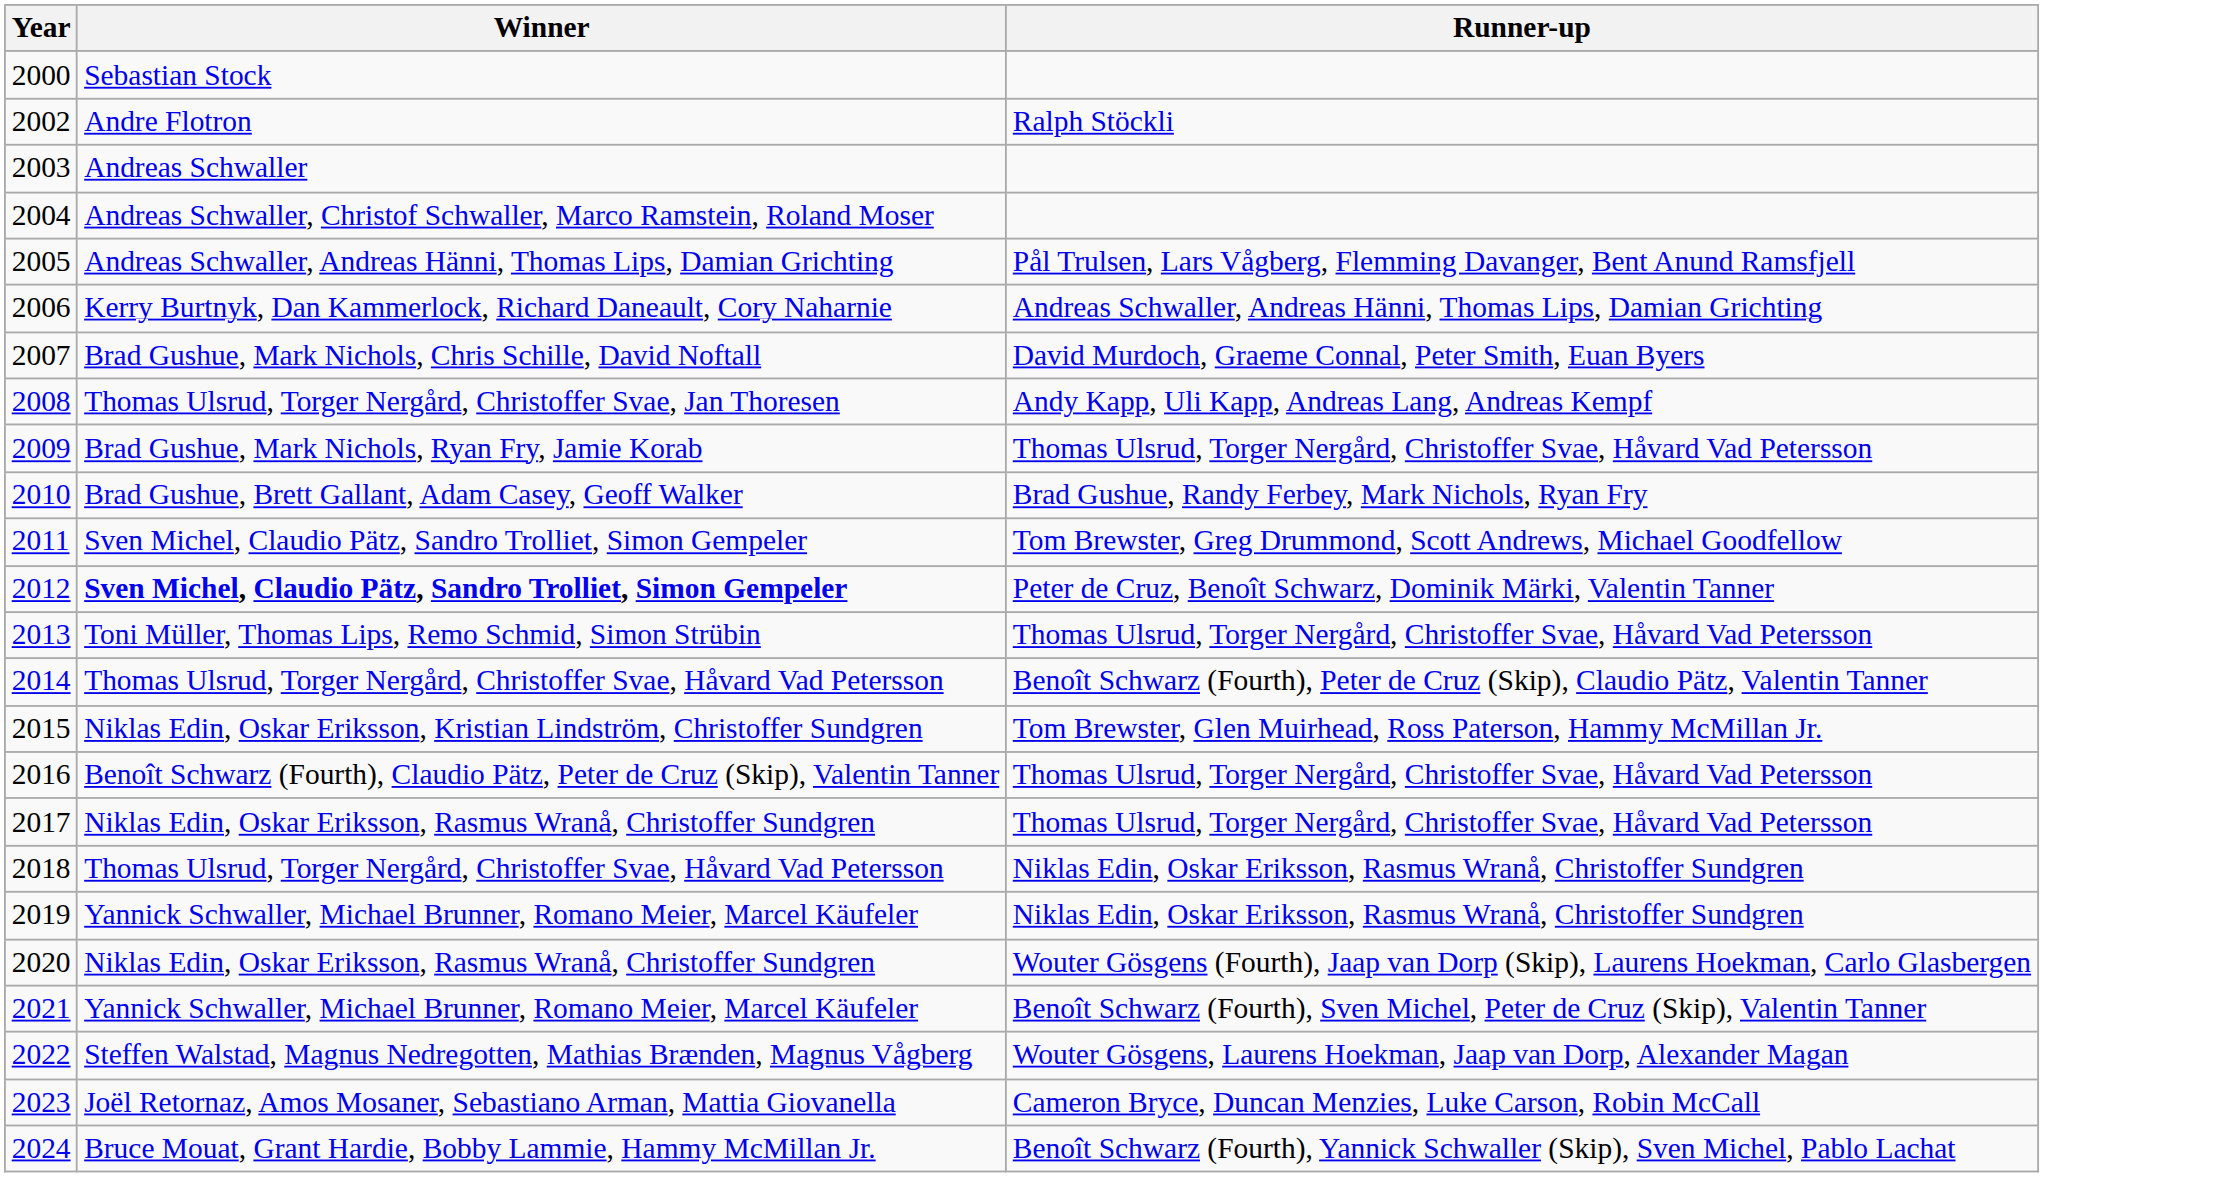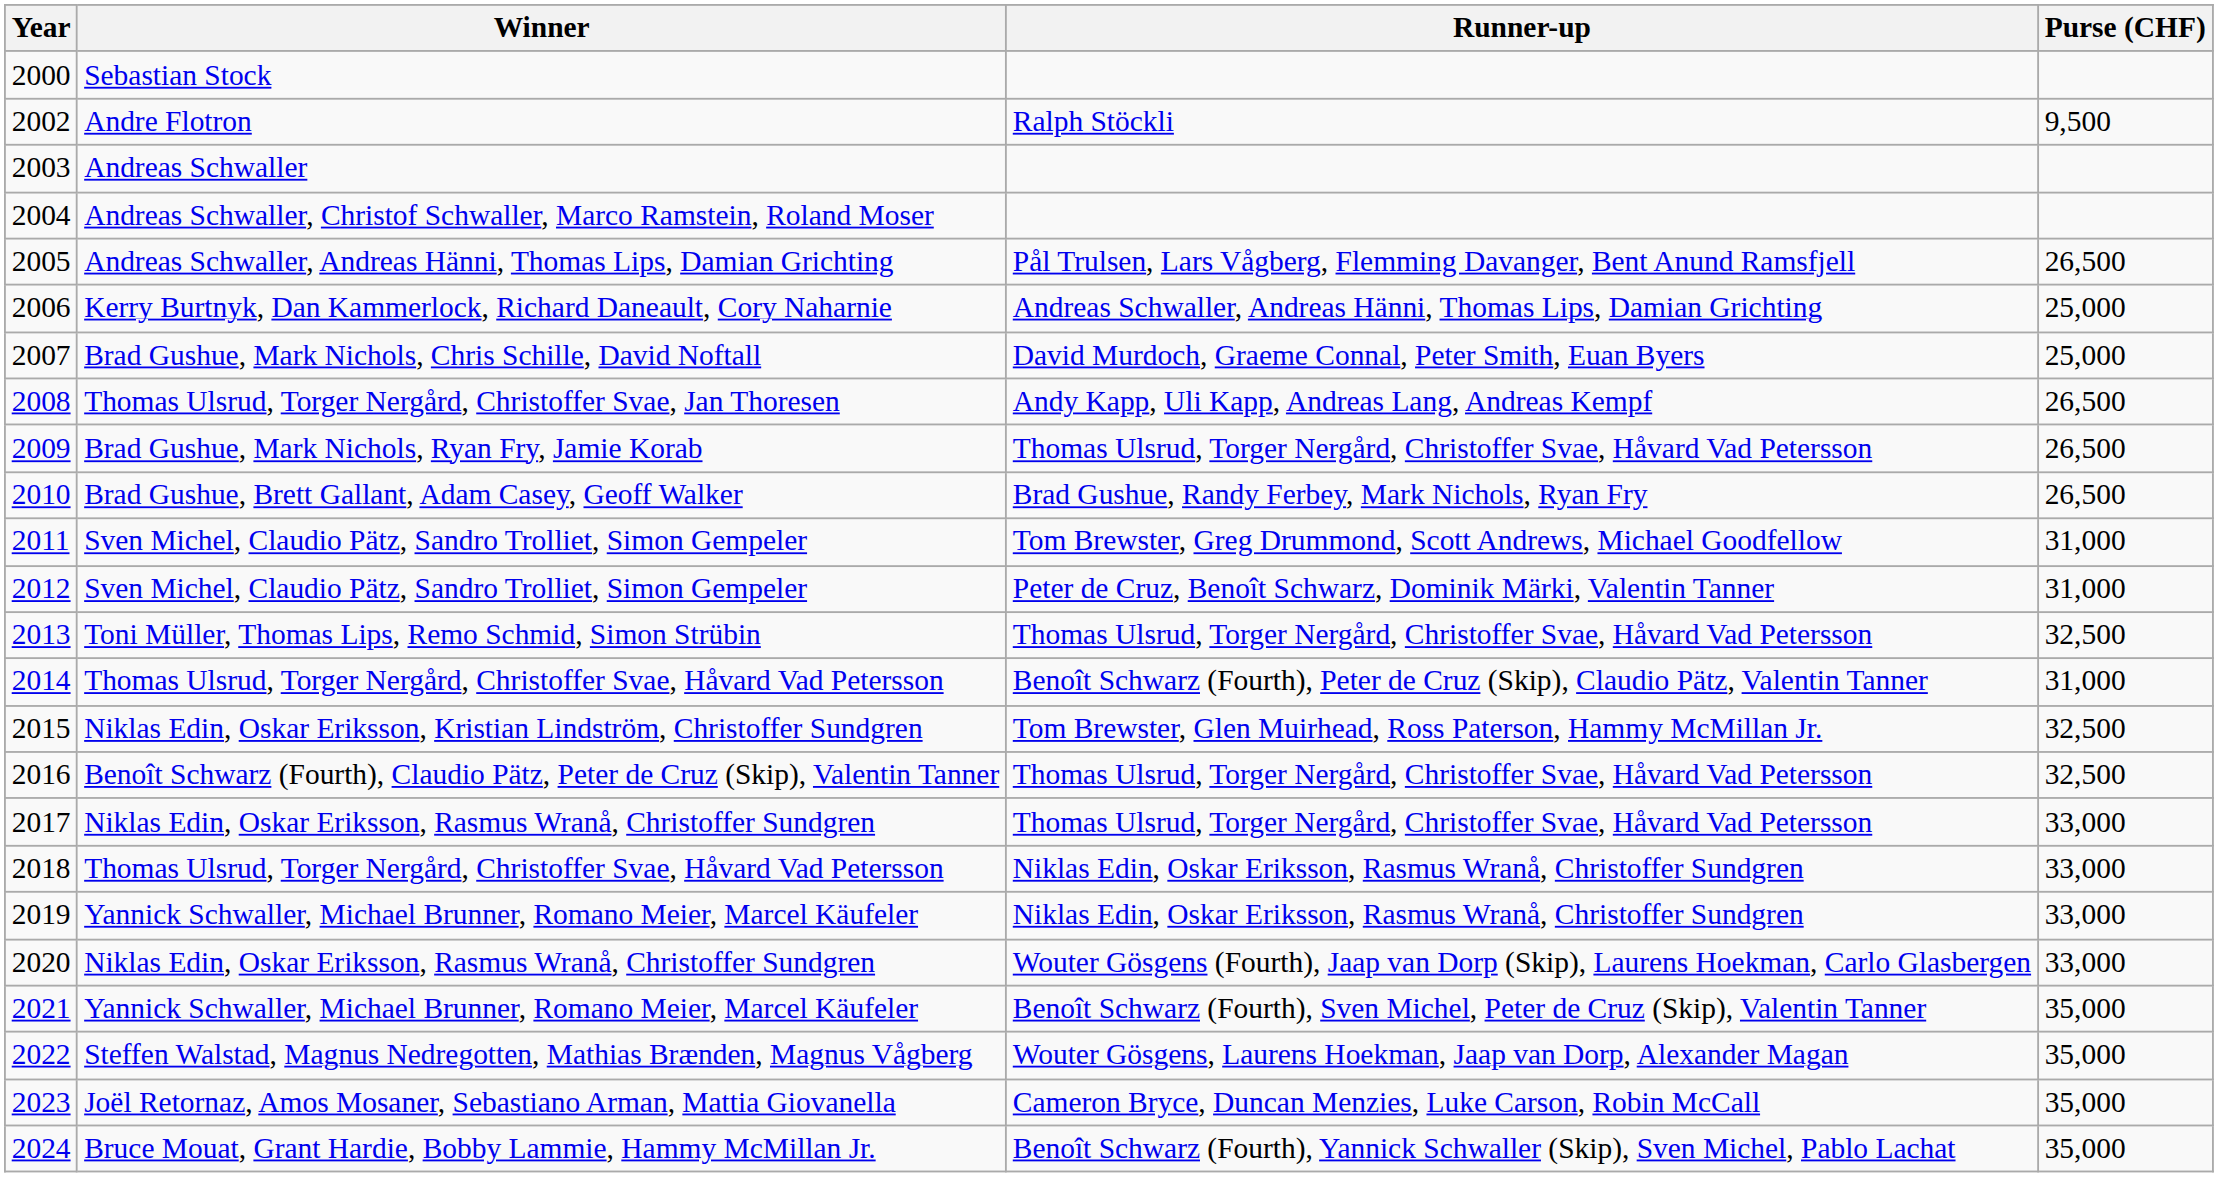+ column: (2125, 27)
(466, 588) bold -> (446, 588) normal
